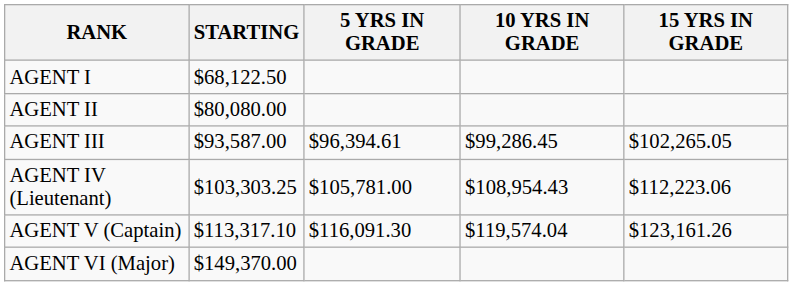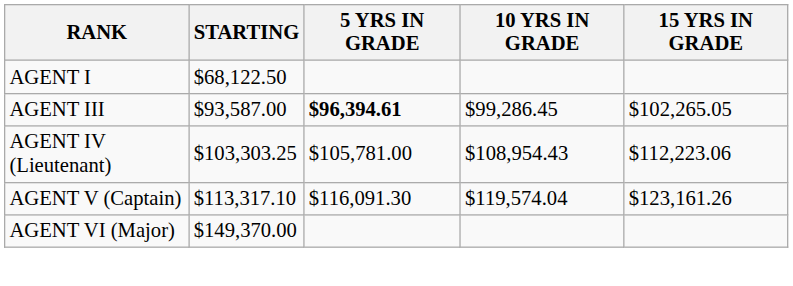- row: (54, 109)
(355, 142) normal -> (355, 109) bold
